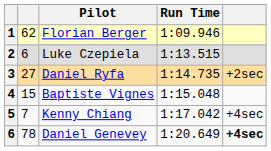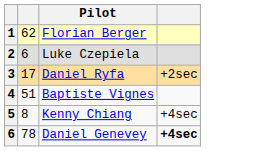- column: (190, 15)
(28, 75) 27 -> (28, 75) 17
(28, 95) 15 -> (28, 95) 51
(25, 116) 7 -> (25, 116) 8
